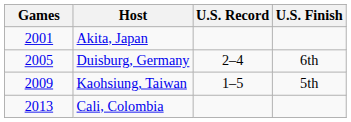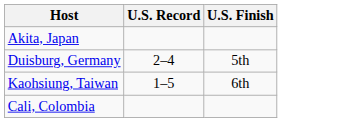- column: (39, 15)
(309, 60) 6th -> (240, 60) 5th
(309, 83) 5th -> (240, 83) 6th
